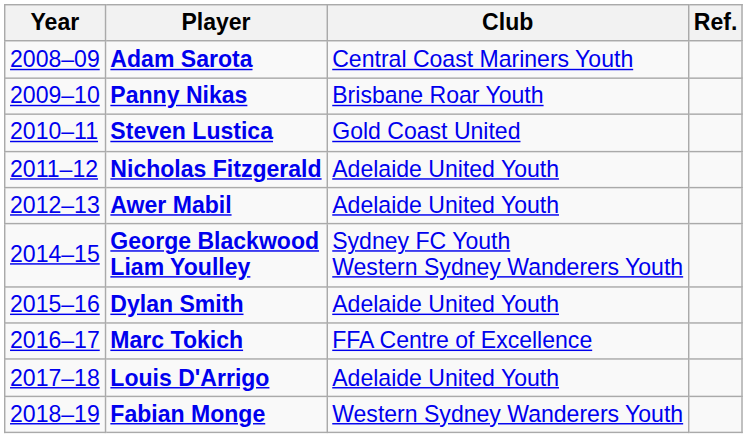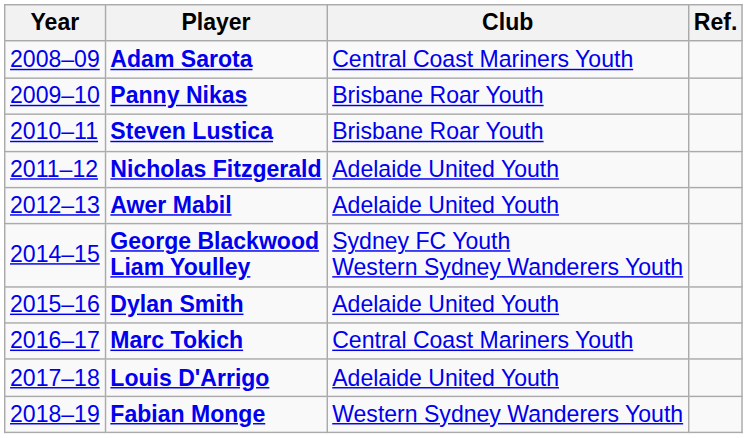(426, 132) Gold Coast United -> (438, 132) Brisbane Roar Youth
(462, 341) FFA Centre of Excellence -> (483, 341) Central Coast Mariners Youth
